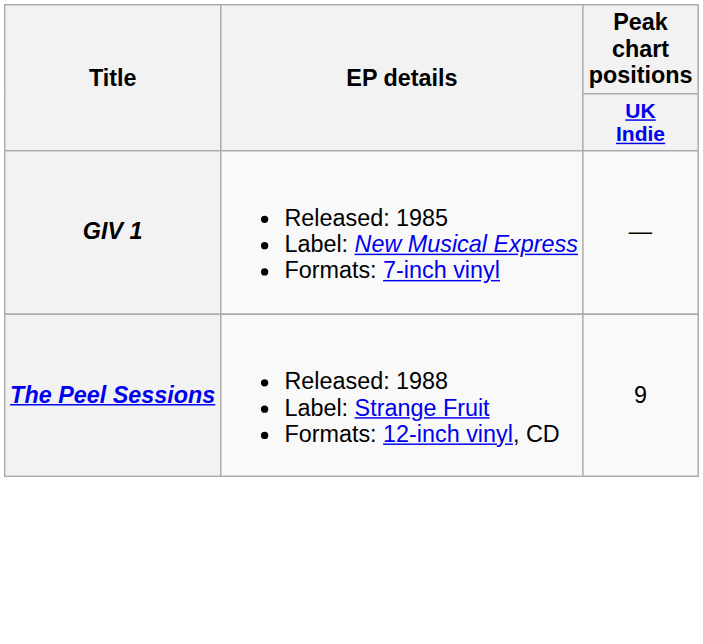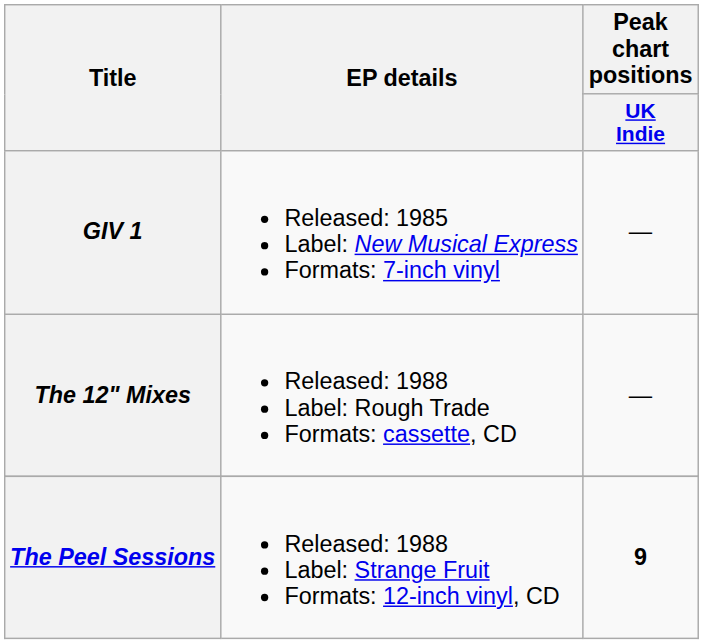+ row: (113, 394)
(641, 394) normal -> (641, 557) bold
